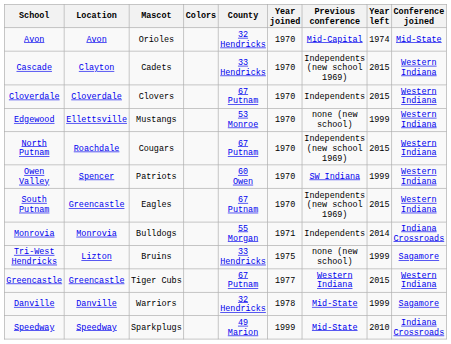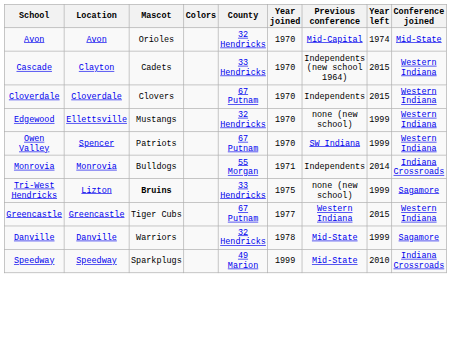(335, 68) Independents (new school 1969) -> (335, 68) Independents (new school 1964)
(243, 120) 53 Monroe -> (243, 120) 32 Hendricks
- row: (34, 148)
(243, 177) 60 Owen -> (243, 143) 67 Putnam
- row: (34, 205)
(156, 257) normal -> (156, 190) bold
